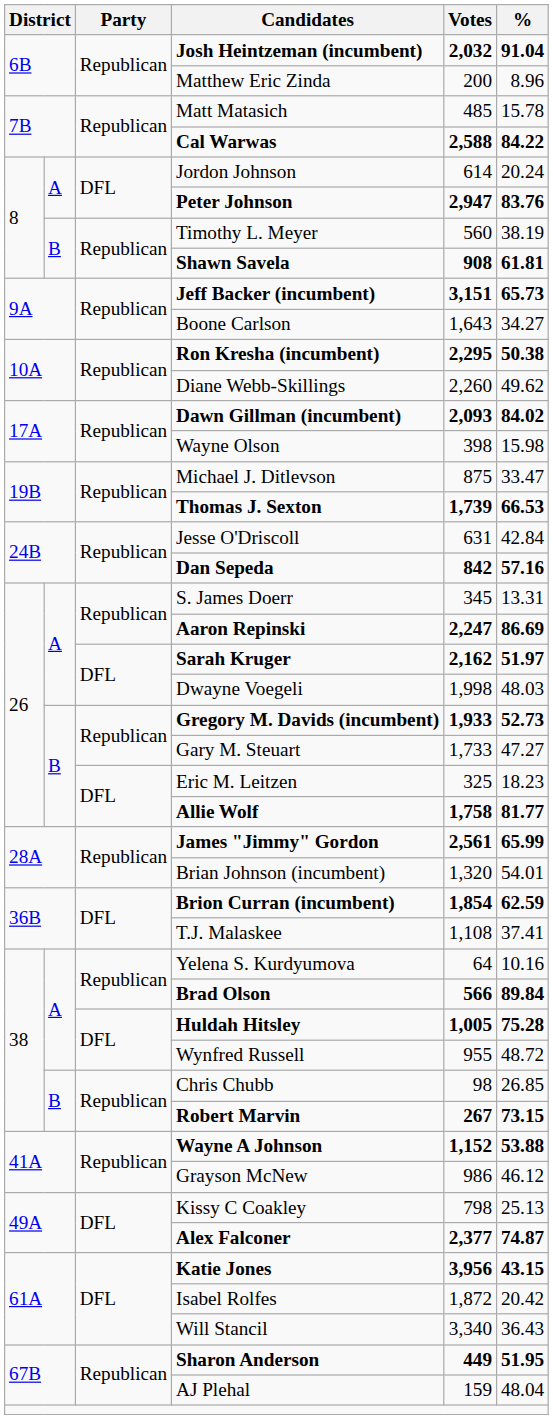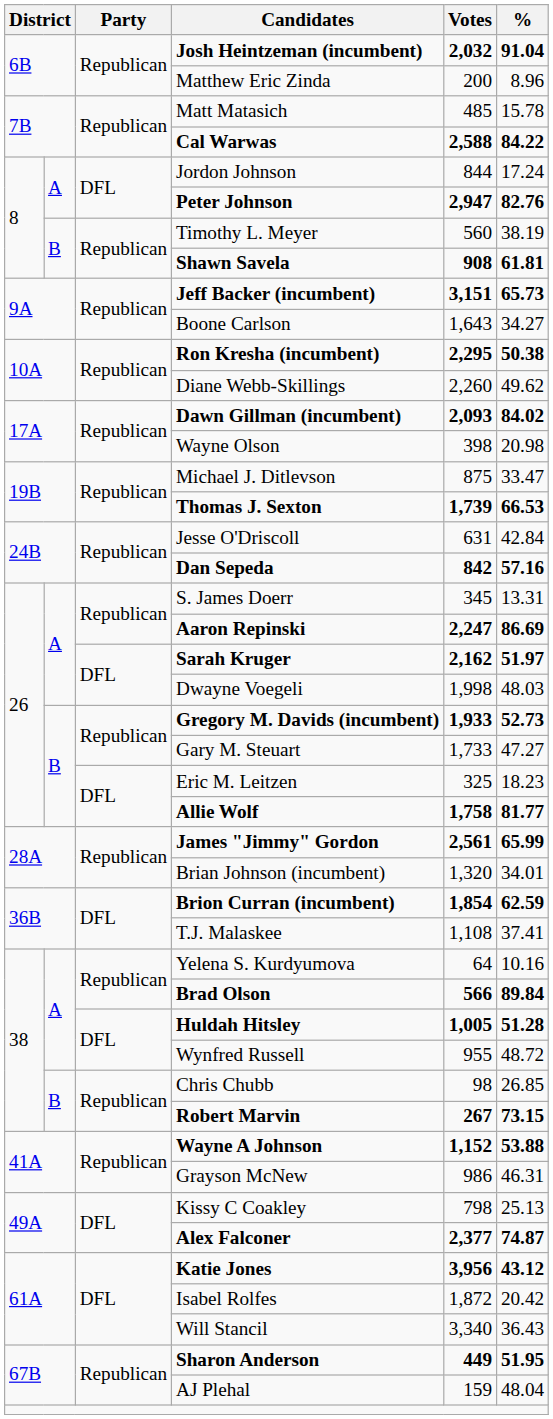(478, 171) 614 -> (478, 171) 844
(523, 171) 20.24 -> (523, 171) 17.24
(523, 202) 83.76 -> (523, 202) 82.76
(523, 446) 15.98 -> (523, 446) 20.98
(523, 872) 54.01 -> (523, 872) 34.01
(523, 1024) 75.28 -> (523, 1024) 51.28
(523, 1176) 46.12 -> (523, 1176) 46.31
(523, 1268) 43.15 -> (523, 1268) 43.12
